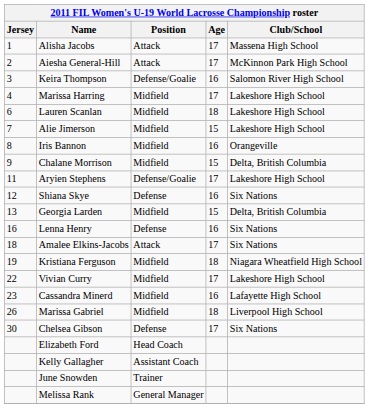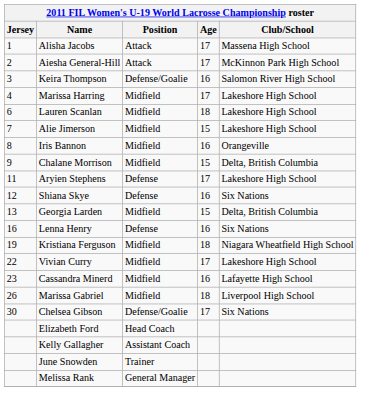(165, 179) Defense/Goalie -> (141, 179) Defense
- row: (84, 245)
(150, 329) Defense -> (156, 312) Defense/Goalie
